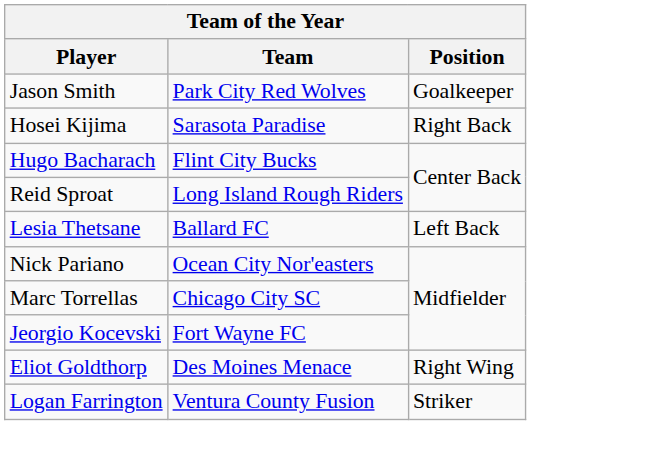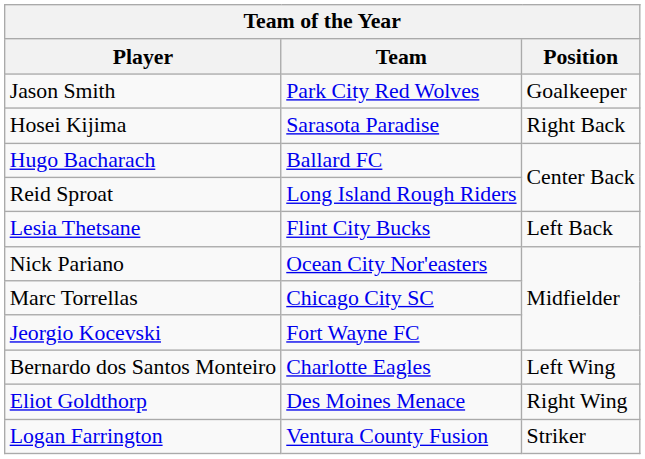(245, 159) Flint City Bucks -> (334, 159) Ballard FC
(221, 228) Ballard FC -> (358, 228) Flint City Bucks
+ row: (143, 366)
